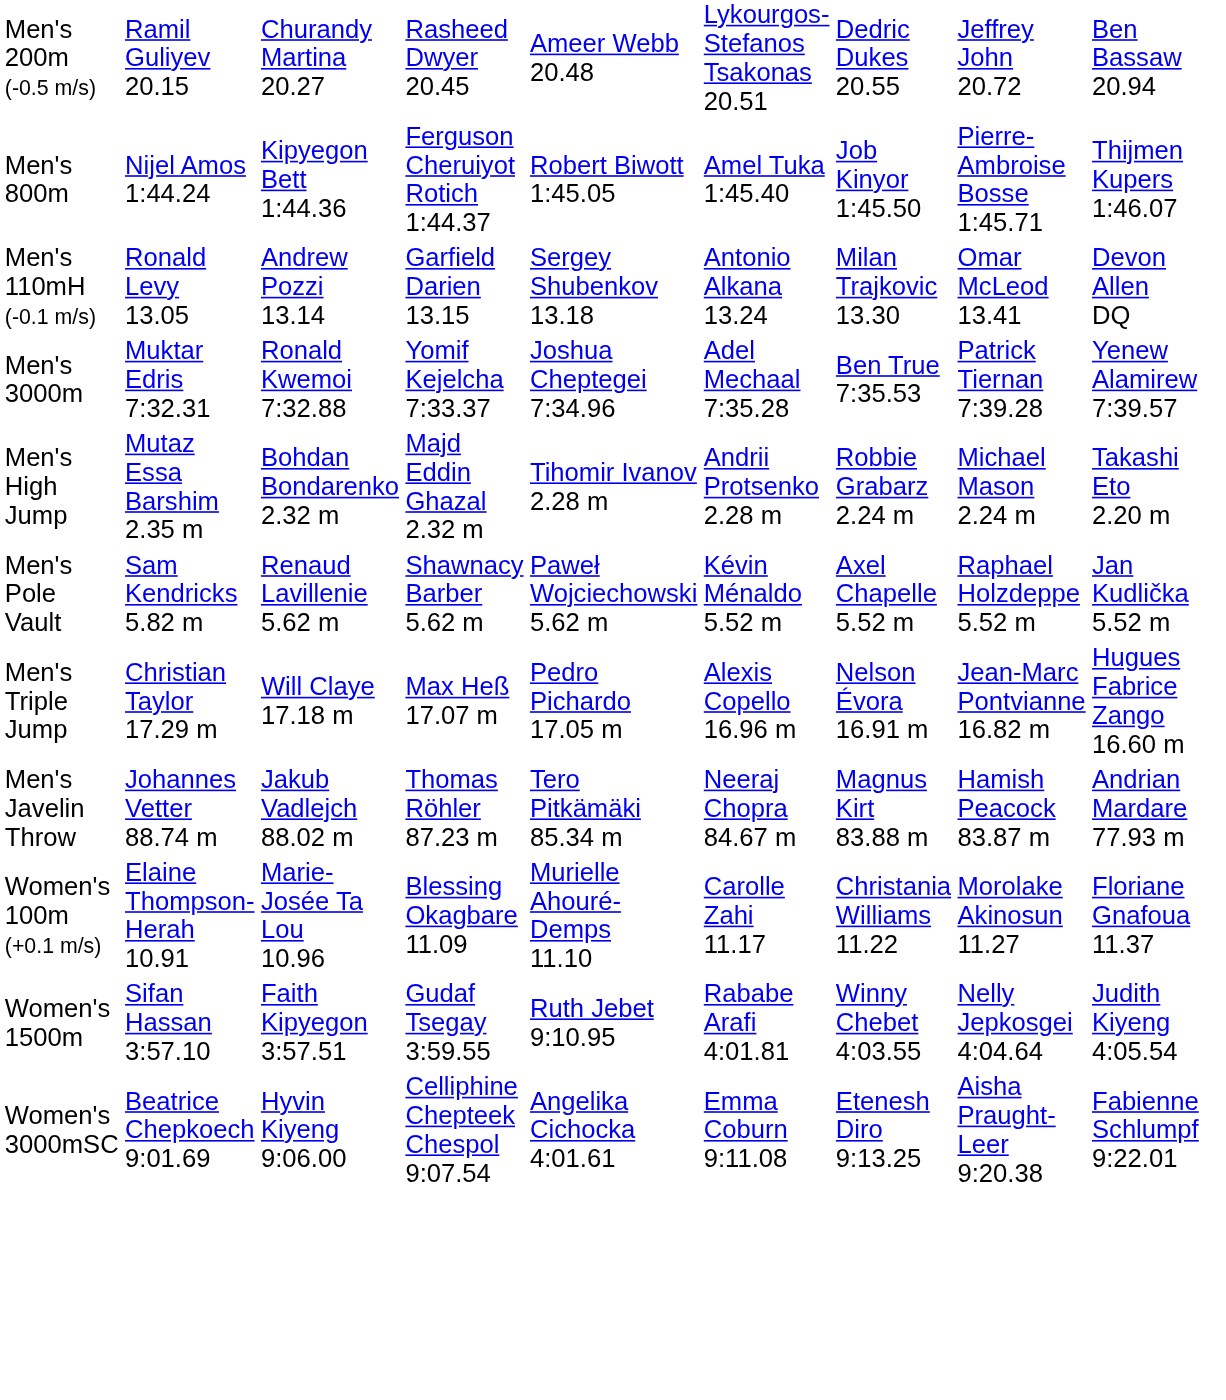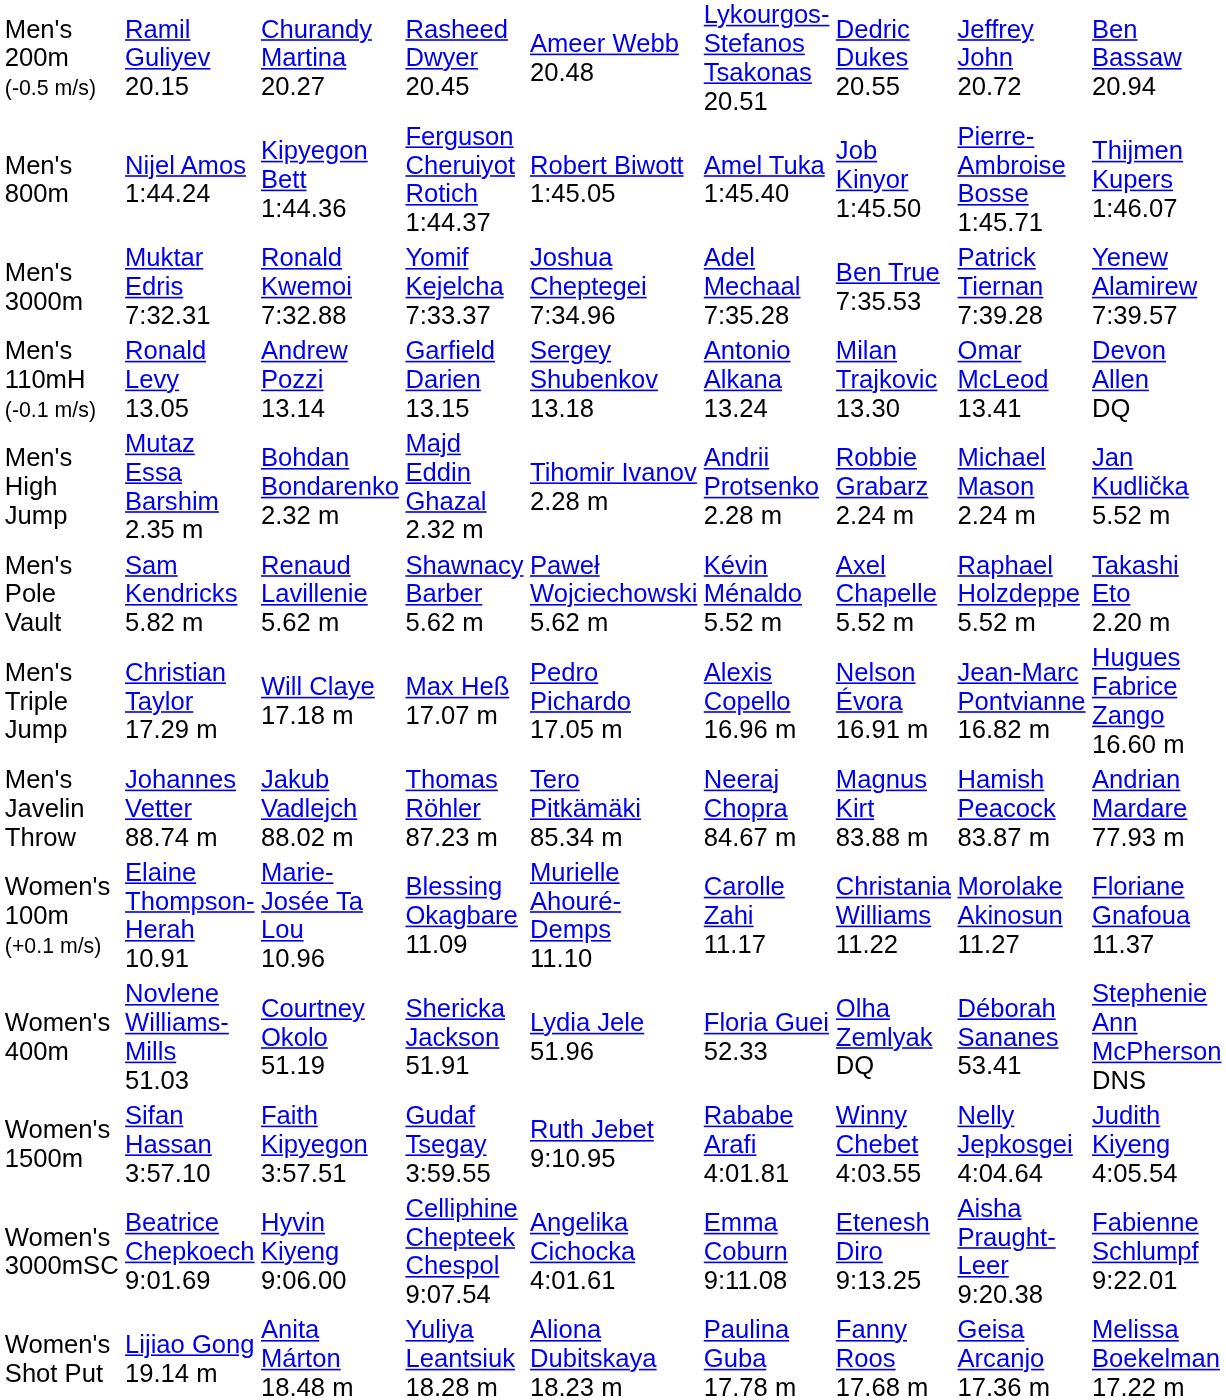rows swapped: (44, 379) <-> (50, 286)
(1135, 486) Takashi Eto 2.20 m -> (1140, 486) Jan Kudlička 5.52 m
(1140, 594) Jan Kudlička 5.52 m -> (1135, 594) Takashi Eto 2.20 m
+ row: (58, 1037)
+ row: (58, 1358)
